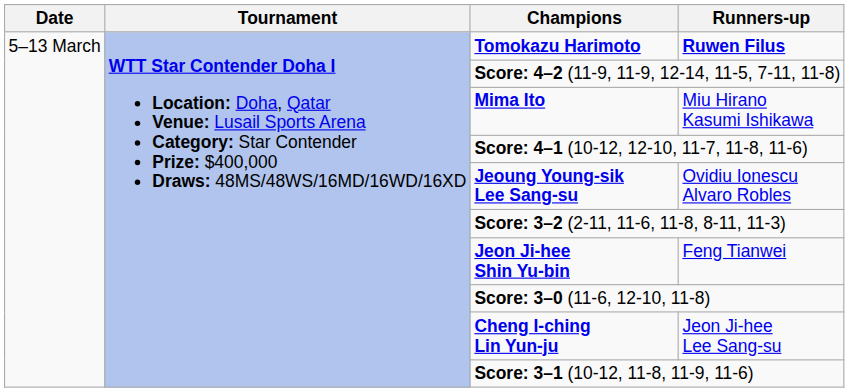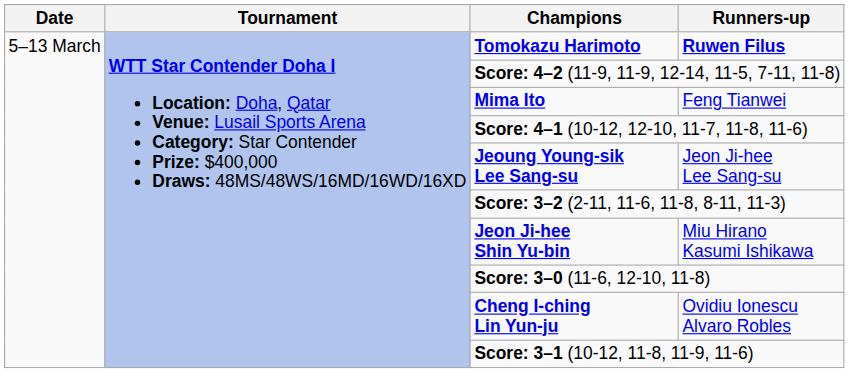(748, 111) Miu Hirano Kasumi Ishikawa -> (734, 101) Feng Tianwei
(740, 186) Ovidiu Ionescu Alvaro Robles -> (732, 166) Jeon Ji-hee Lee Sang-su
(734, 251) Feng Tianwei -> (748, 241) Miu Hirano Kasumi Ishikawa
(732, 335) Jeon Ji-hee Lee Sang-su -> (740, 316) Ovidiu Ionescu Alvaro Robles
